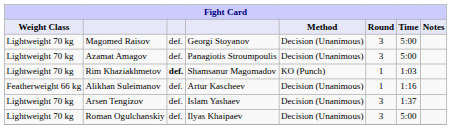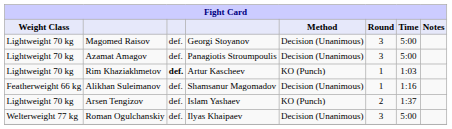(232, 71) Shamsanur Magomadov -> (216, 71) Artur Kascheev
(216, 86) Artur Kascheev -> (232, 86) Shamsanur Magomadov
(322, 101) Decision (Unanimous) -> (303, 101) KO (Punch)
(381, 101) 3 -> (381, 101) 2
(40, 116) Lightweight 70 kg -> (42, 116) Welterweight 77 kg
